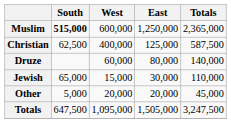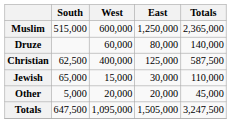(70, 29) bold -> (70, 29) normal
rows swapped: (28, 45) <-> (28, 61)
